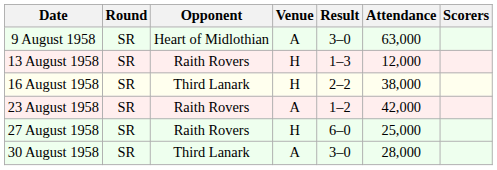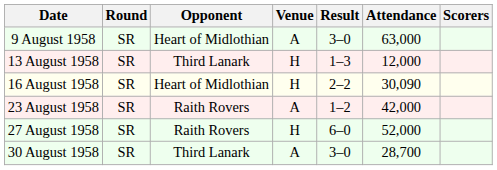(211, 61) Raith Rovers -> (211, 61) Third Lanark
(211, 84) Third Lanark -> (211, 84) Heart of Midlothian
(401, 84) 38,000 -> (401, 84) 30,090
(401, 130) 25,000 -> (401, 130) 52,000
(401, 152) 28,000 -> (401, 152) 28,700
